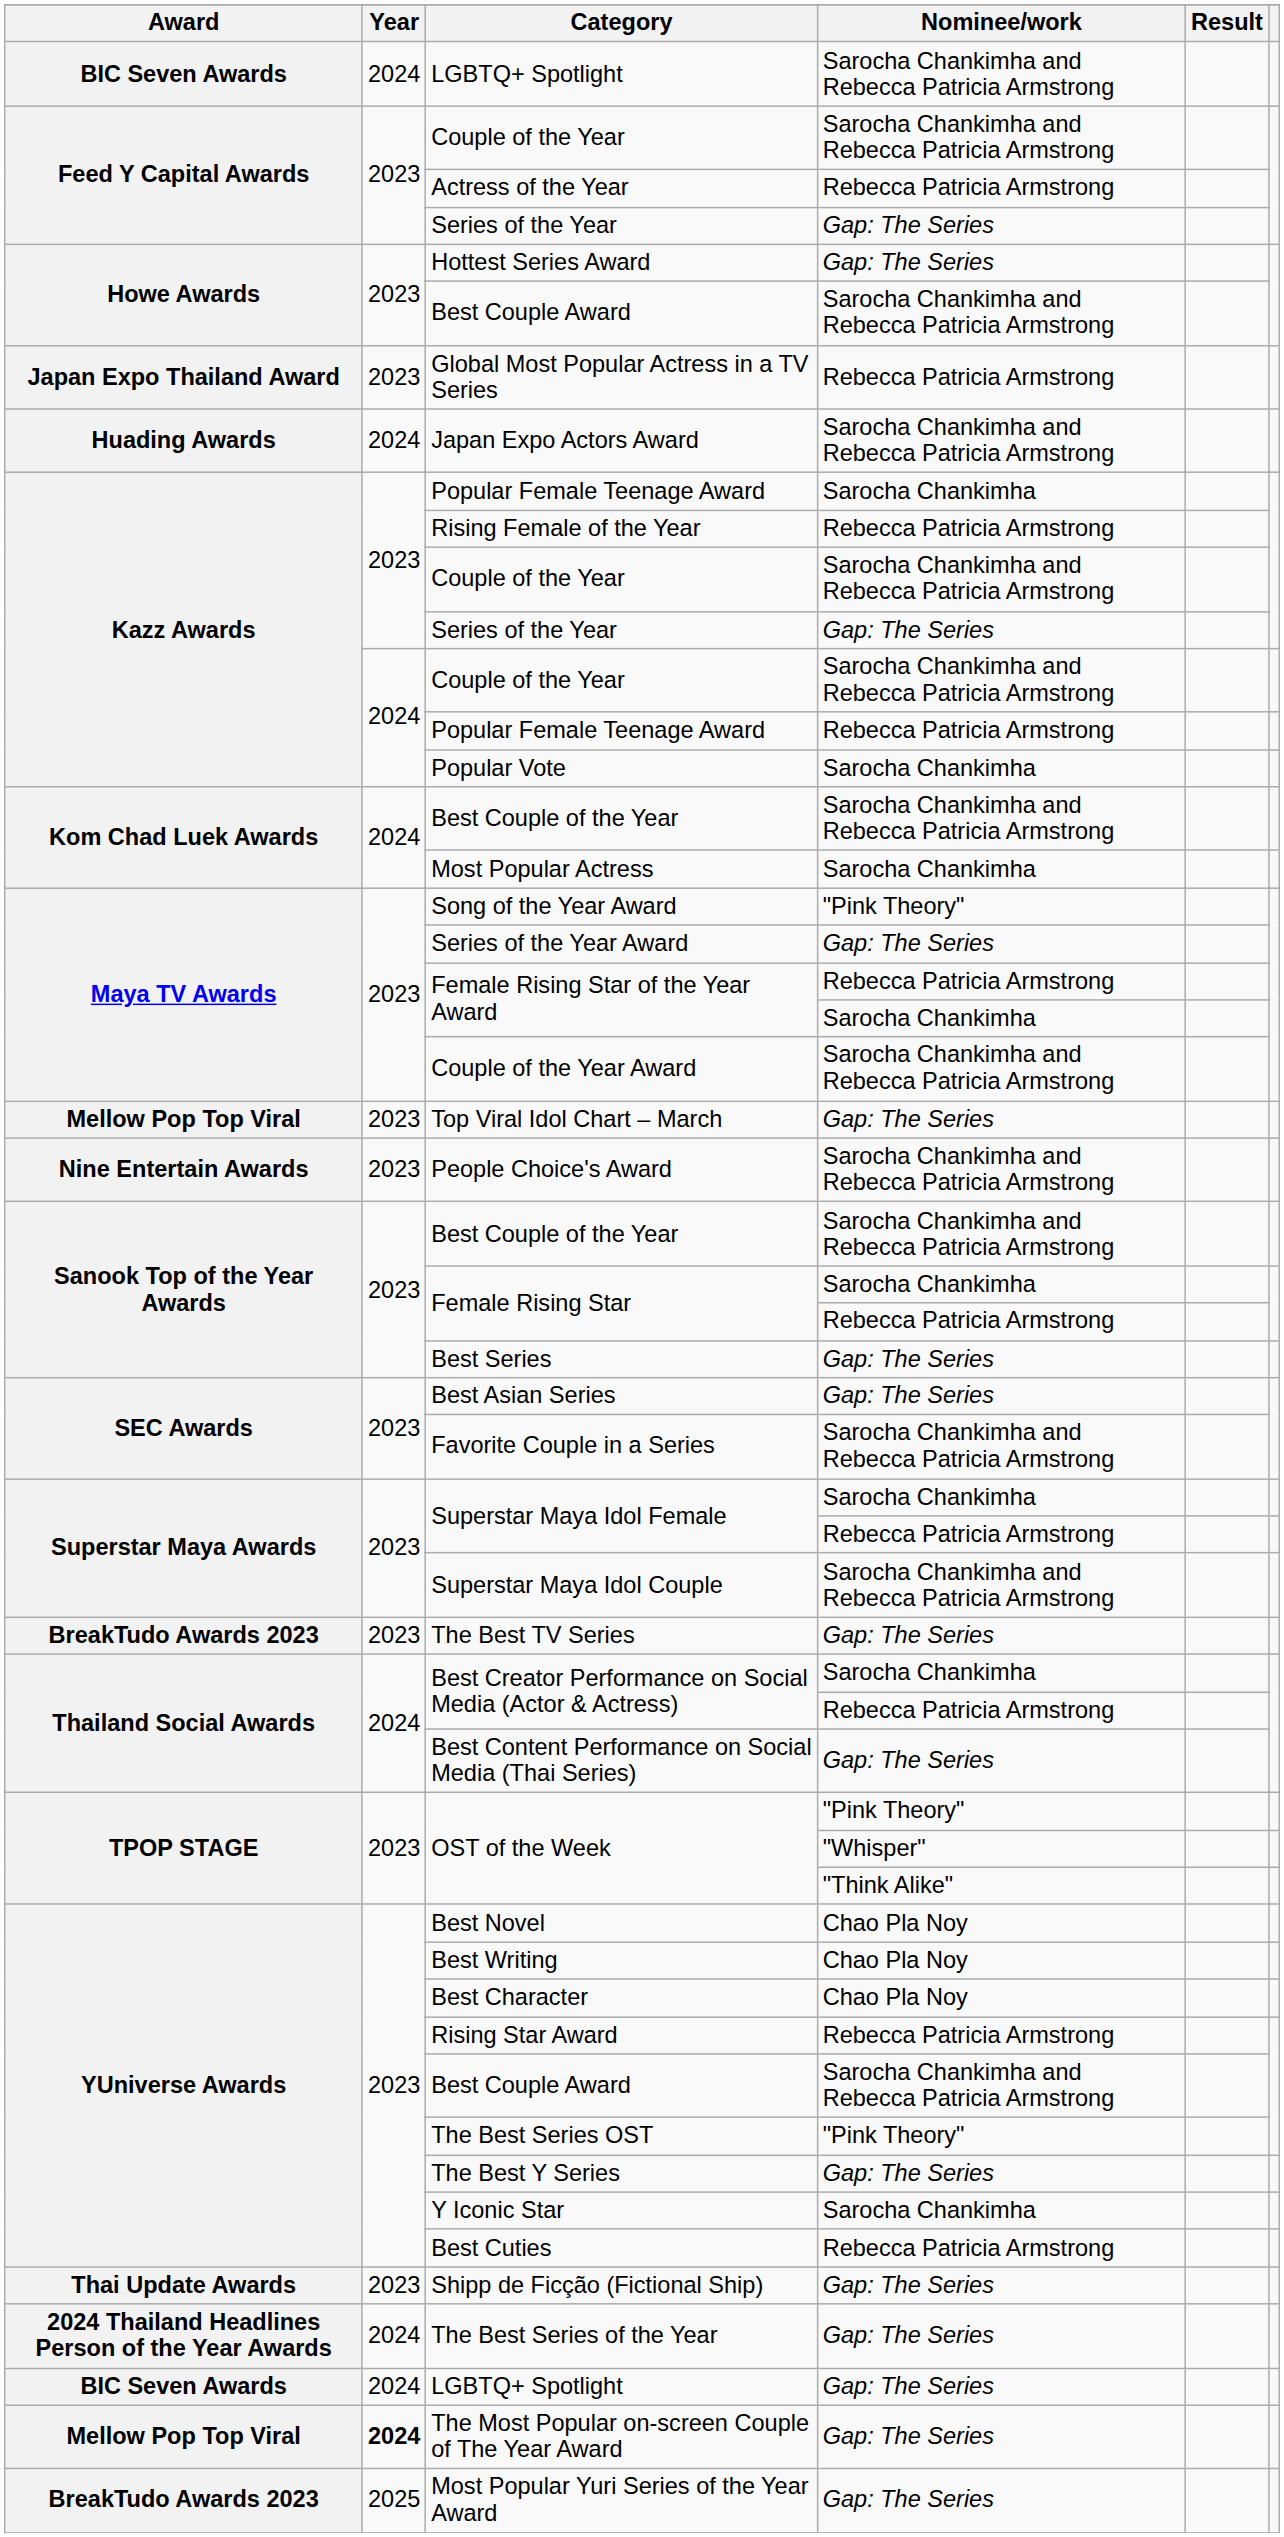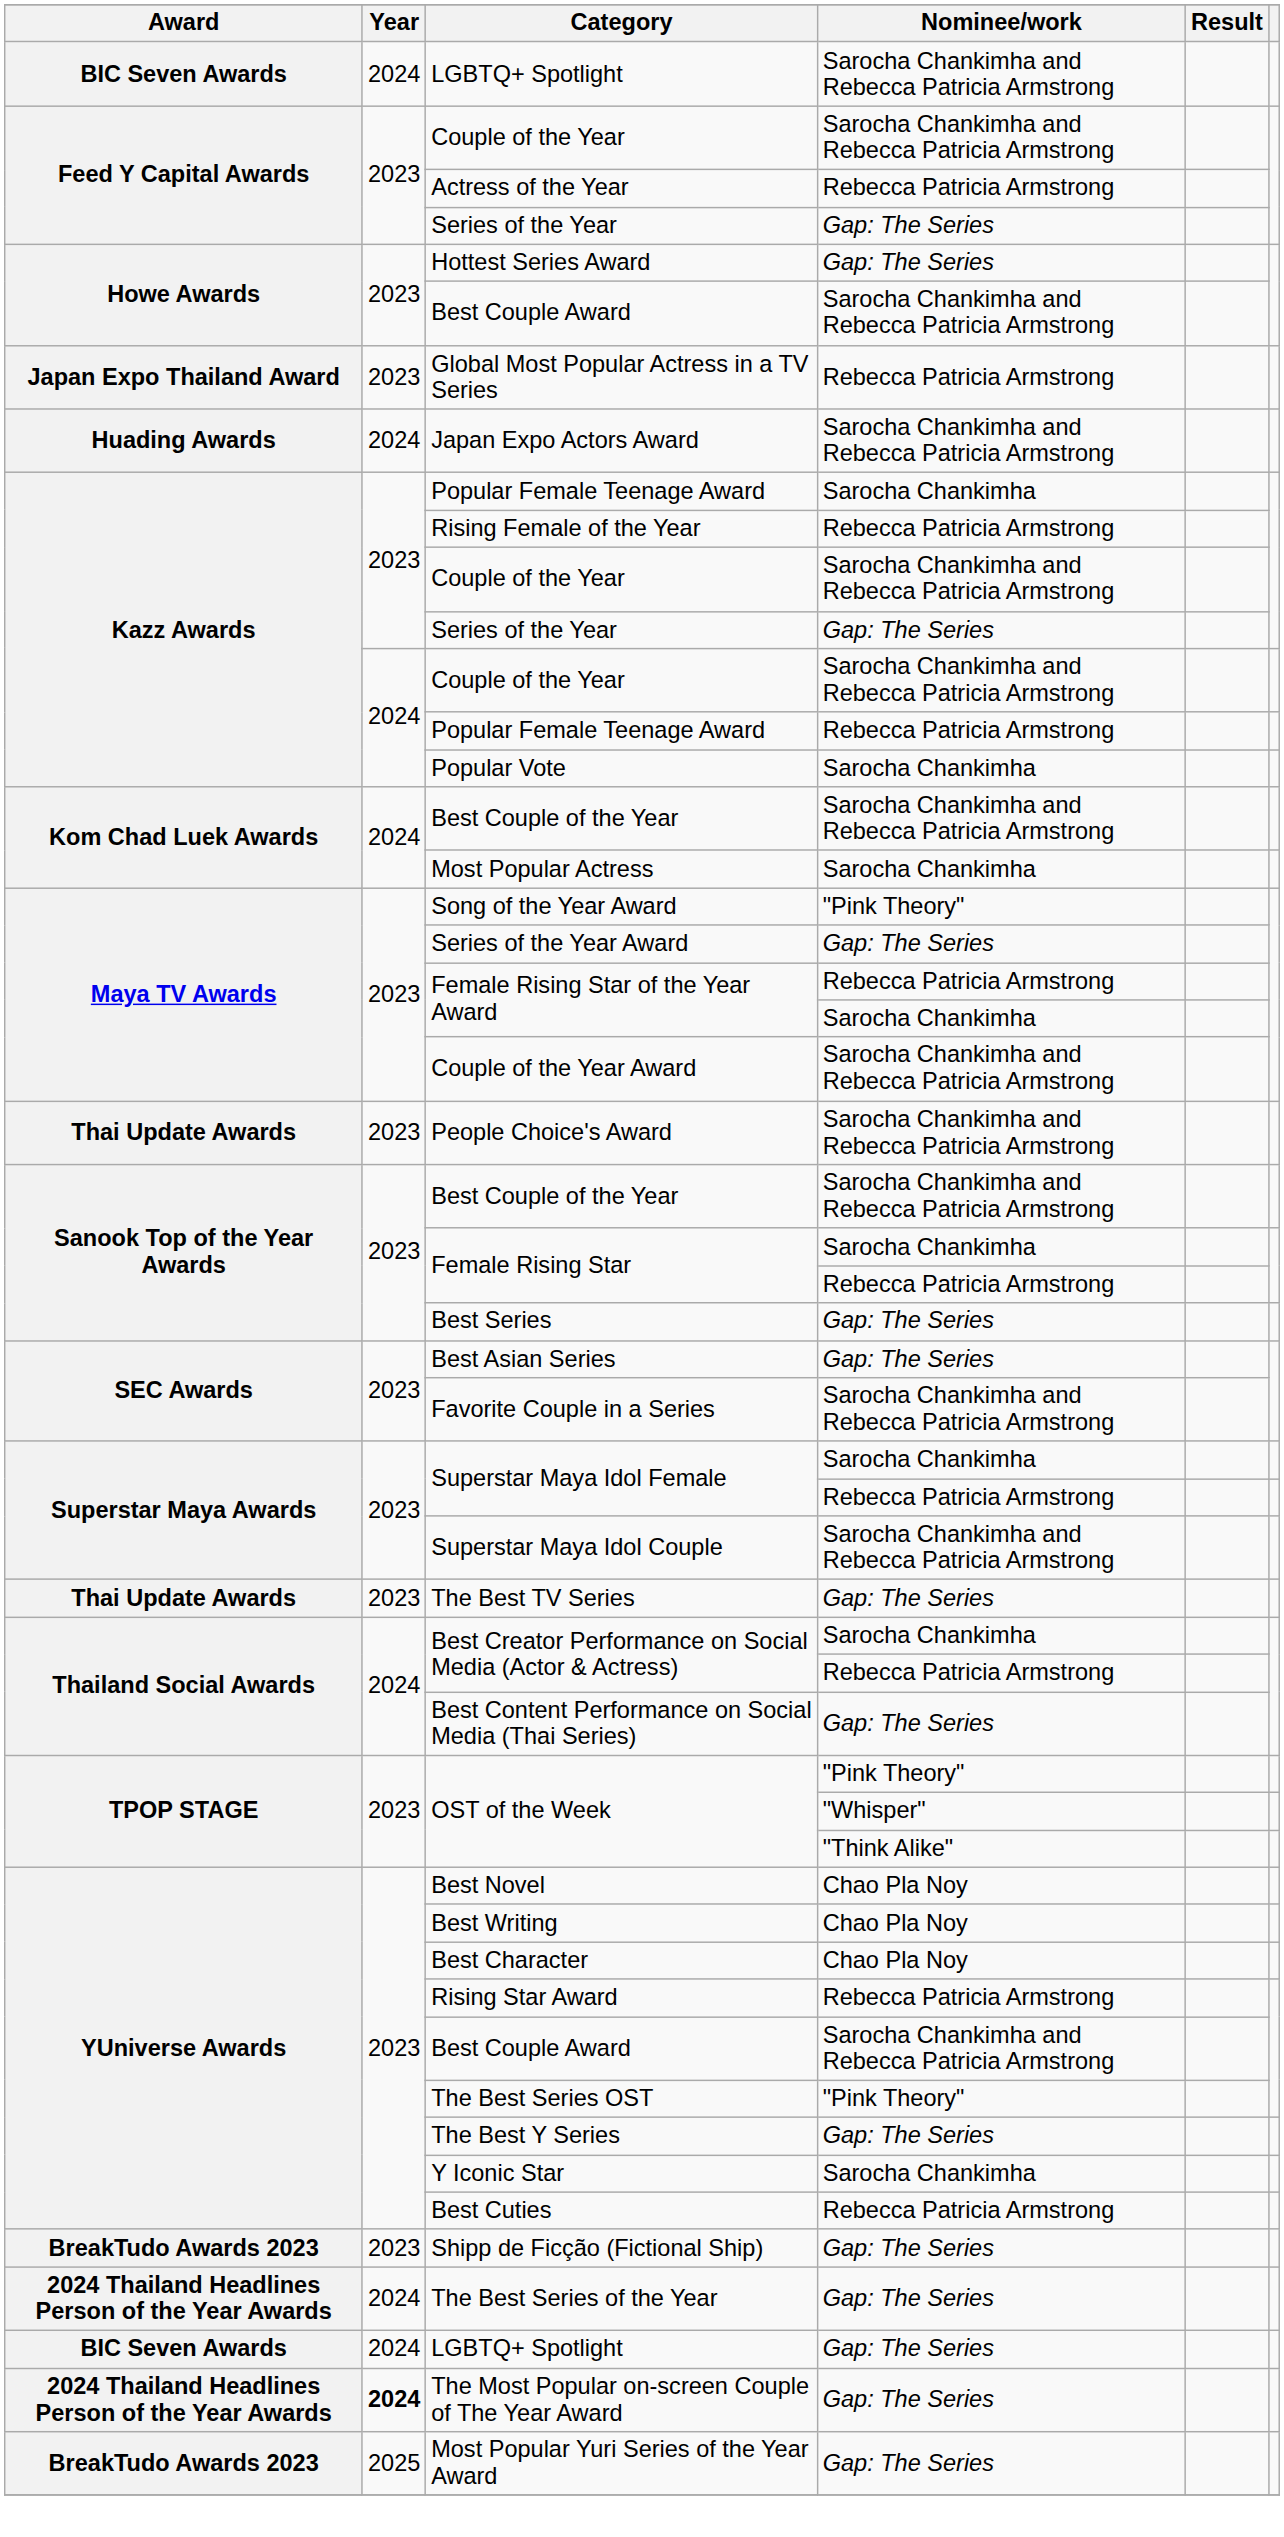- row: (577, 1119)
(184, 1169) Nine Entertain Awards -> (184, 1132) Thai Update Awards
(184, 1635) BreakTudo Awards 2023 -> (184, 1598) Thai Update Awards
(184, 2285) Thai Update Awards -> (184, 2247) BreakTudo Awards 2023
(184, 2436) Mellow Pop Top Viral -> (184, 2399) 2024 Thailand Headlines Person of the Year Awards
